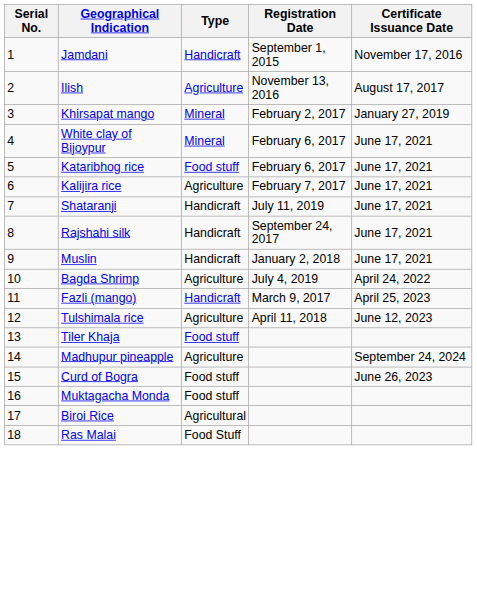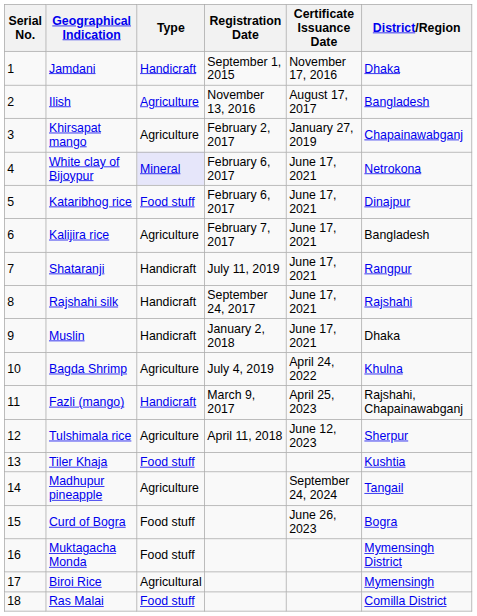+ column: (417, 28)
(205, 114) Mineral -> (169, 135) Agriculture
(205, 140) no background -> (160, 168) lavender background
(213, 435) Food Stuff -> (167, 601) Food stuff
